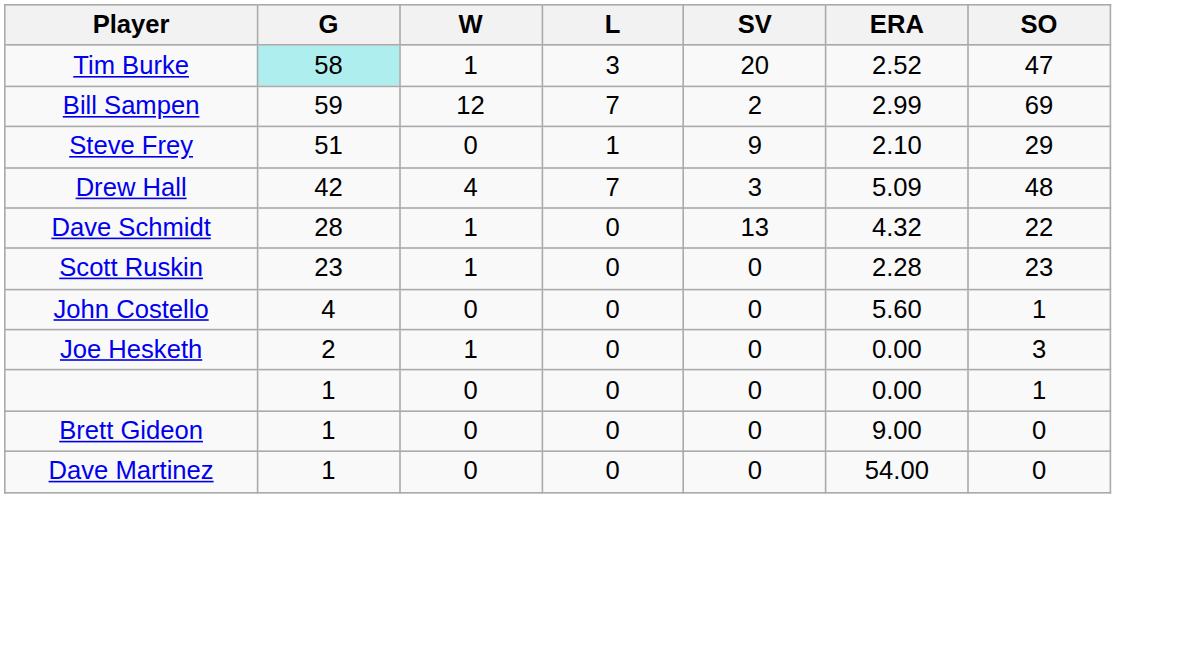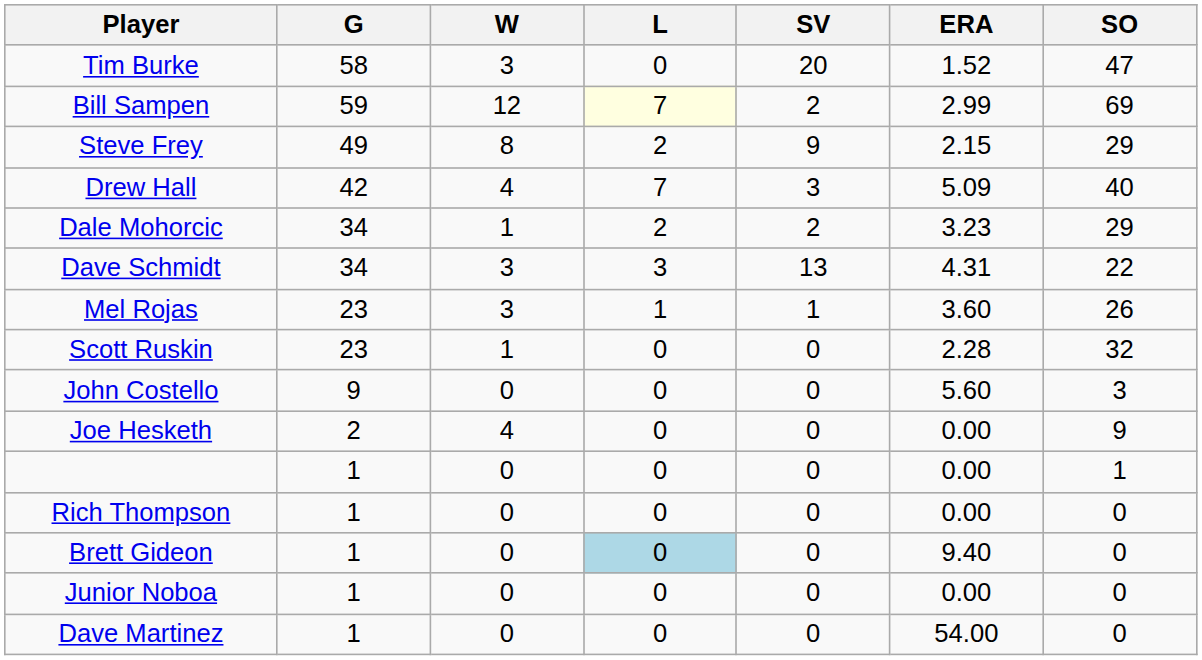(328, 65) paleturquoise background -> (354, 65) no background
(471, 65) 1 -> (507, 65) 3
(613, 65) 3 -> (660, 65) 0
(897, 65) 2.52 -> (966, 65) 1.52
(613, 106) no background -> (660, 106) lightyellow background
(328, 146) 51 -> (354, 146) 49
(471, 146) 0 -> (507, 146) 8
(613, 146) 1 -> (660, 146) 2
(897, 146) 2.10 -> (966, 146) 2.15
(1039, 187) 48 -> (1120, 187) 40
+ row: (141, 227)
(328, 227) 28 -> (354, 268) 34
(471, 227) 1 -> (507, 268) 3
(613, 227) 0 -> (660, 268) 3
(897, 227) 4.32 -> (966, 268) 4.31
+ row: (141, 308)
(1039, 268) 23 -> (1120, 349) 32
(328, 308) 4 -> (354, 390) 9
(1039, 308) 1 -> (1120, 390) 3
(471, 349) 1 -> (507, 430) 4
(1039, 349) 3 -> (1120, 430) 9
+ row: (141, 512)
(613, 430) no background -> (660, 552) lightblue background
(897, 430) 9.00 -> (966, 552) 9.40
+ row: (141, 593)
